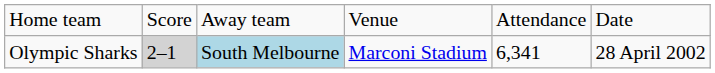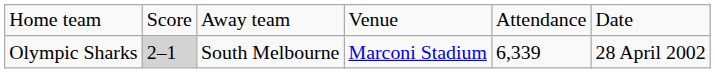(270, 51) lightblue background -> (270, 51) no background
(518, 51) 6,341 -> (518, 51) 6,339
